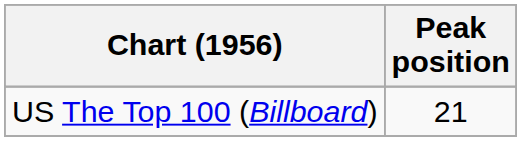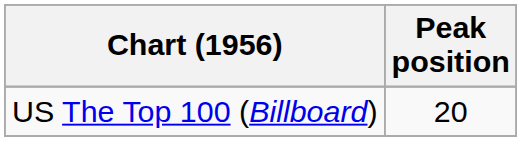(451, 111) 21 -> (451, 111) 20
